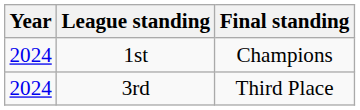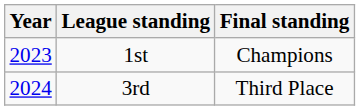(31, 54) 2024 -> (31, 54) 2023
